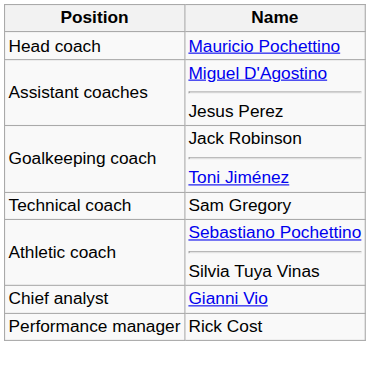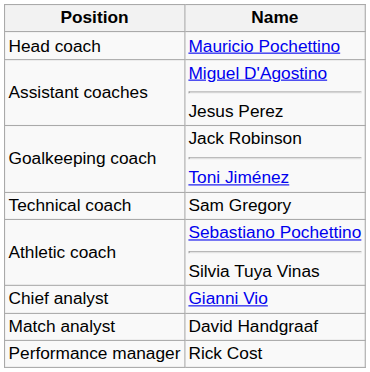+ row: (62, 326)
